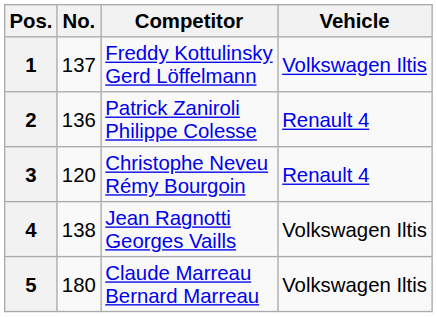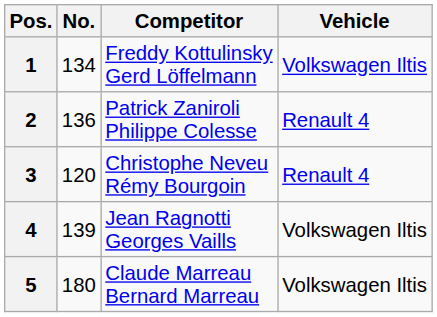(79, 65) 137 -> (79, 65) 134
(79, 230) 138 -> (79, 230) 139
